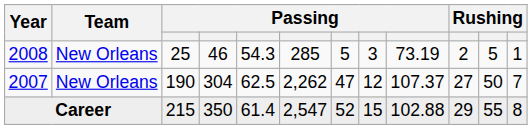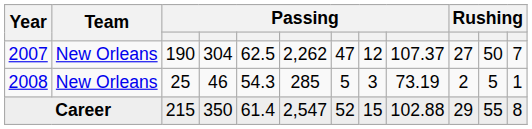rows swapped: (28, 82) <-> (28, 54)
